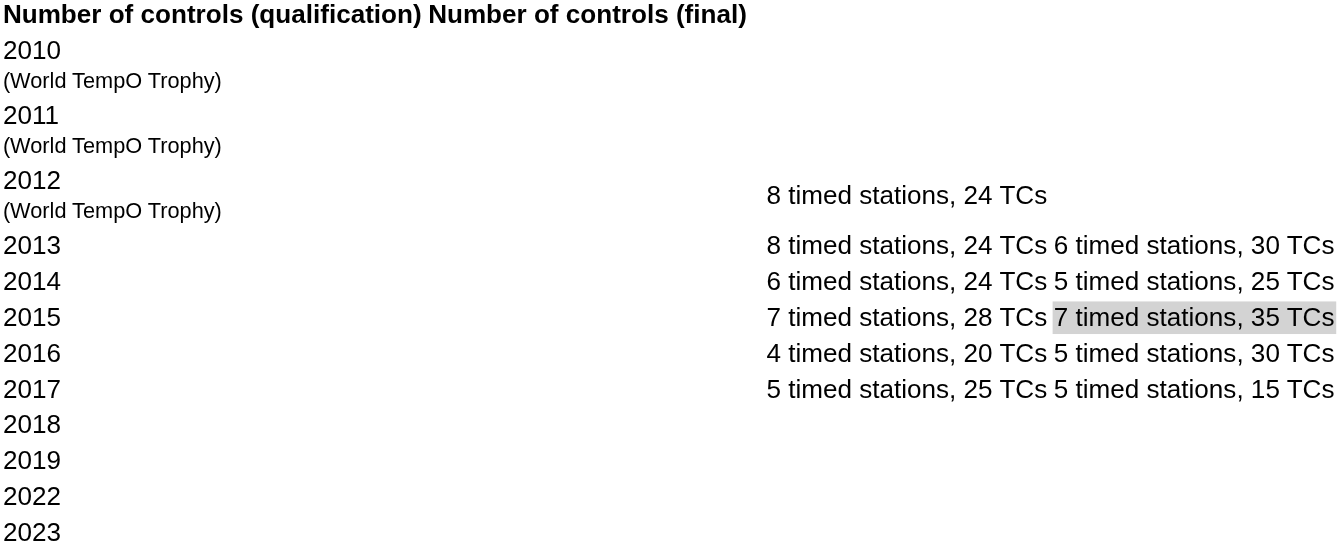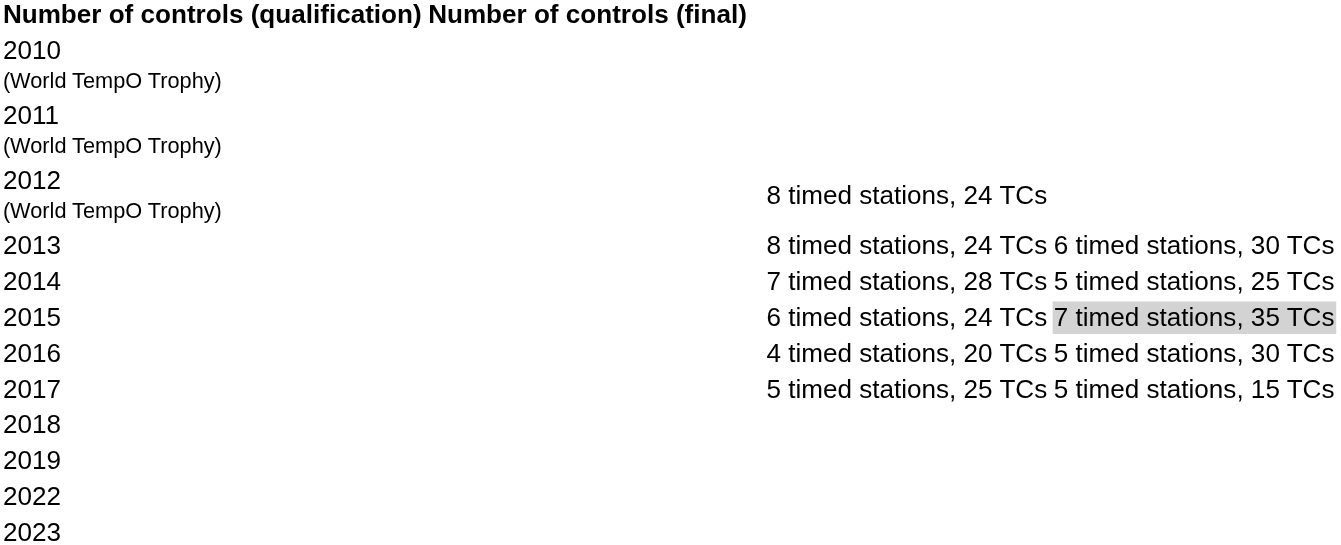(907, 281) 6 timed stations, 24 TCs -> (907, 281) 7 timed stations, 28 TCs
(907, 317) 7 timed stations, 28 TCs -> (907, 317) 6 timed stations, 24 TCs
